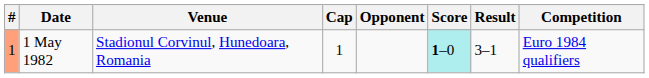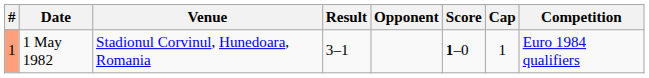columns swapped: (339, 17) <-> (495, 17)
(443, 51) paleturquoise background -> (457, 51) no background
